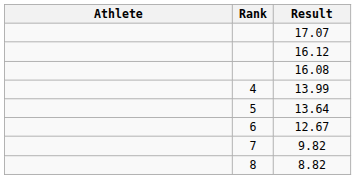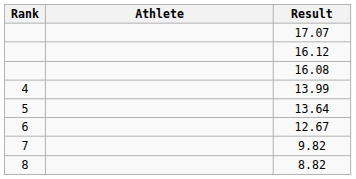columns swapped: (253, 14) <-> (118, 14)
